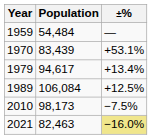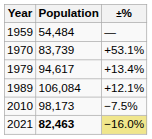(56, 50) 83,439 -> (56, 50) 83,739
(124, 87) +12.5% -> (124, 87) +12.1%
(56, 124) normal -> (56, 124) bold
